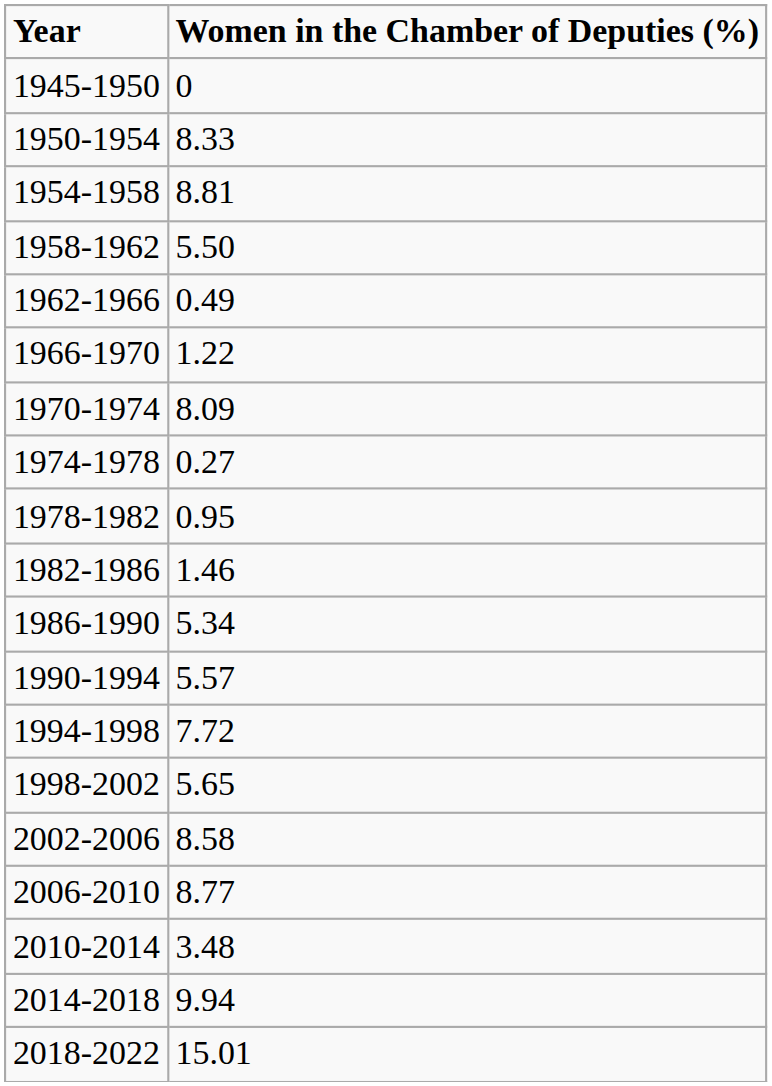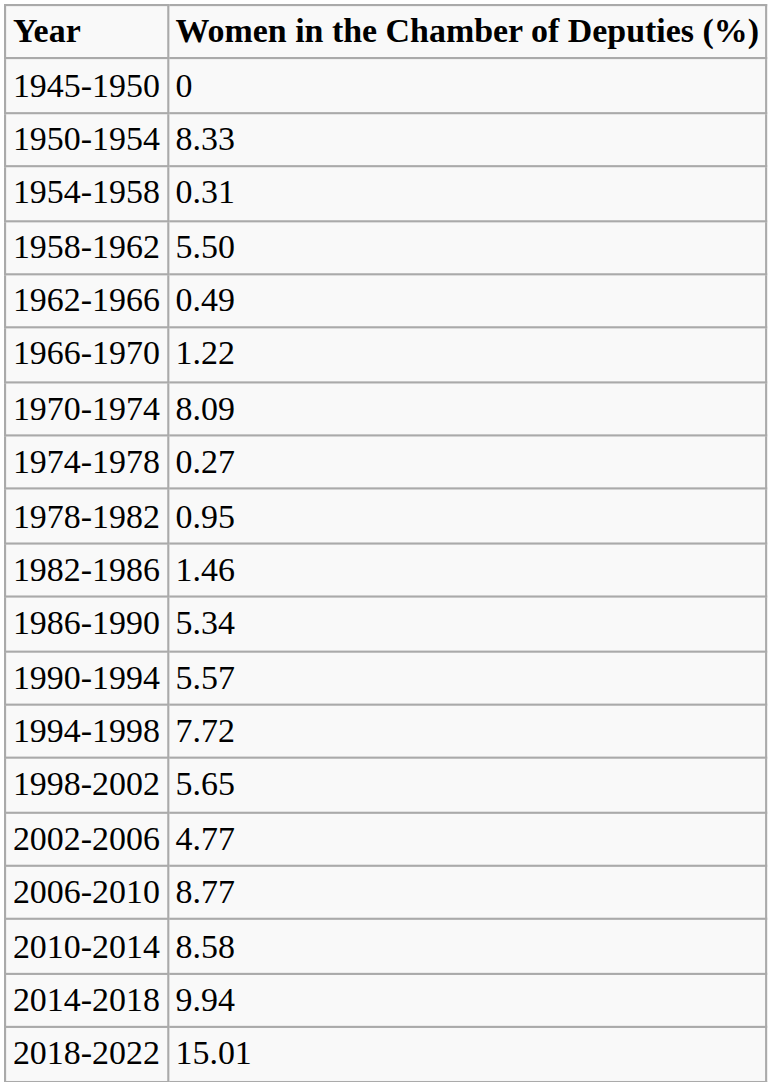(205, 192) 8.81 -> (205, 192) 0.31
(205, 838) 8.58 -> (205, 838) 4.77
(205, 945) 3.48 -> (205, 945) 8.58
